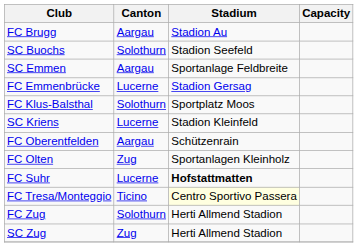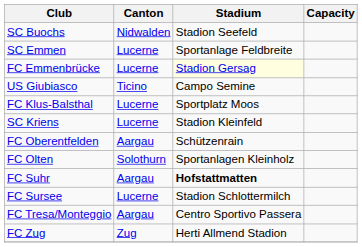- row: (32, 31)
(141, 50) Solothurn -> (144, 31) Nidwalden
(135, 68) Aargau -> (138, 50) Lucerne
(211, 86) no background -> (216, 68) lightyellow background
+ row: (42, 86)
(141, 104) Solothurn -> (138, 104) Lucerne
(127, 159) Zug -> (141, 159) Solothurn
(138, 178) Lucerne -> (135, 178) Aargau
+ row: (35, 196)
(132, 196) Ticino -> (135, 214) Aargau
(234, 196) lightyellow background -> (239, 214) no background
(141, 214) Solothurn -> (127, 232) Zug
- row: (27, 232)
